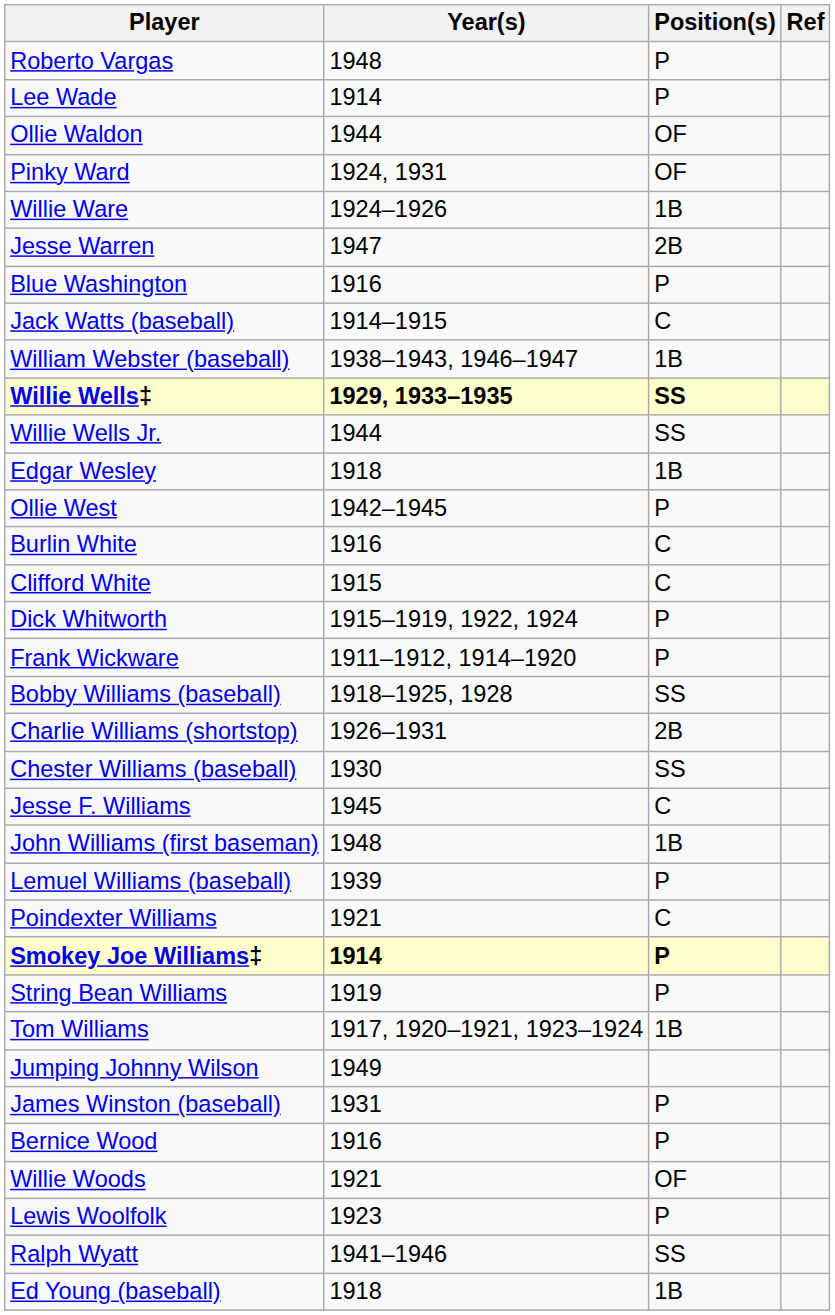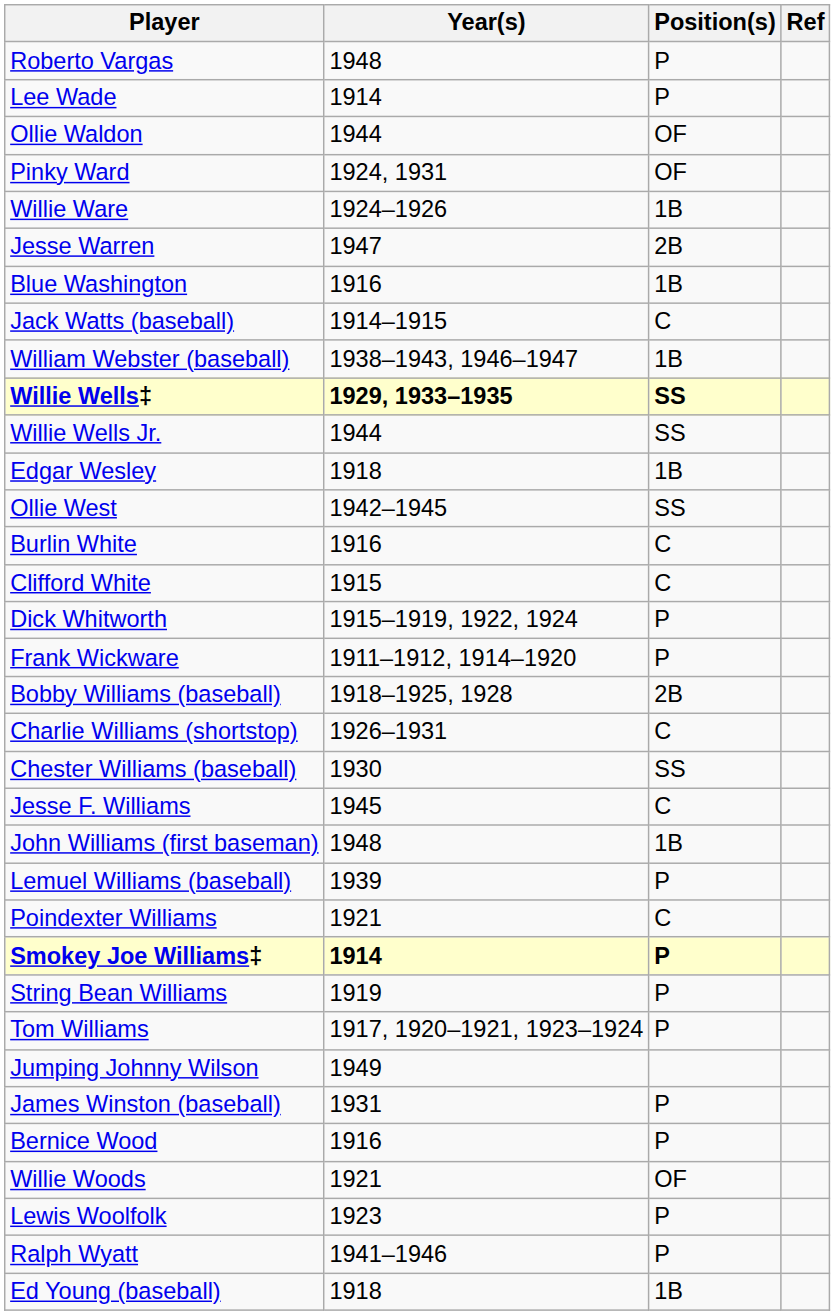(662, 284) P -> (669, 284) 1B
(662, 508) P -> (670, 508) SS
(670, 694) SS -> (669, 694) 2B
(669, 731) 2B -> (663, 731) C
(669, 1030) 1B -> (662, 1030) P
(670, 1254) SS -> (662, 1254) P
